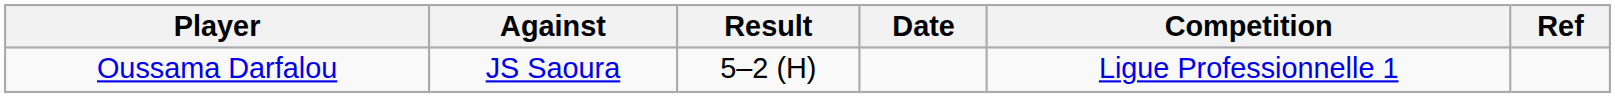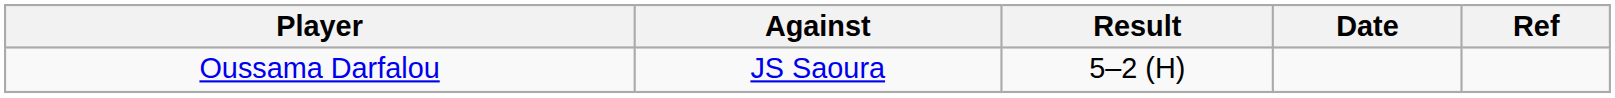- column: (1249, 25)
